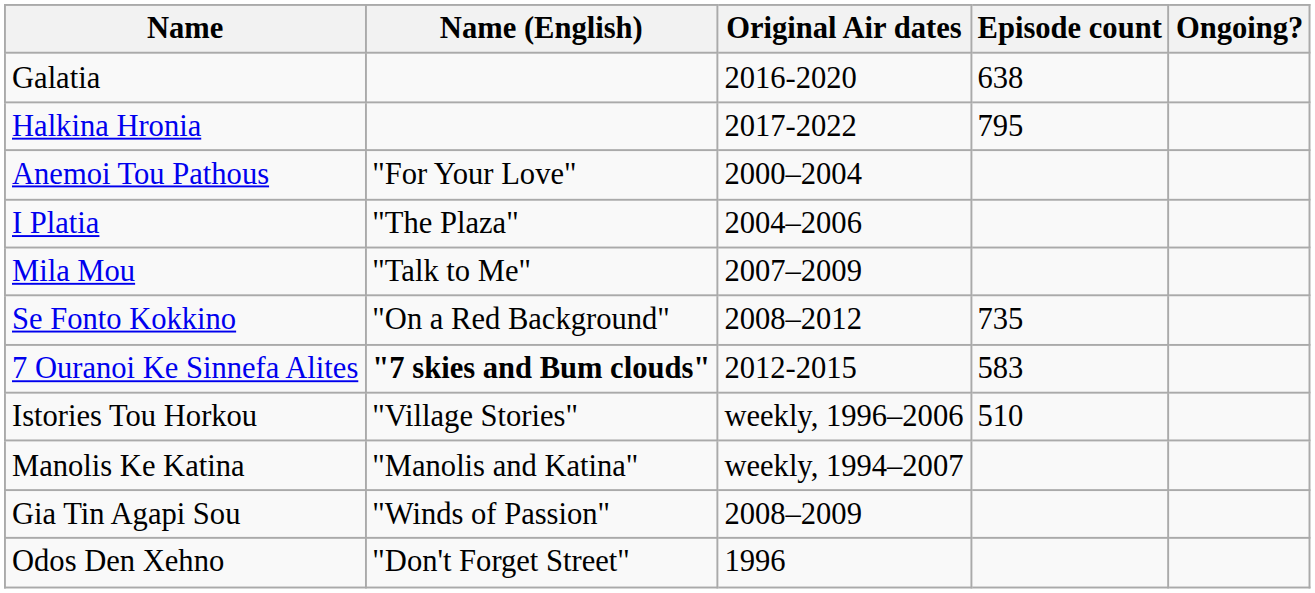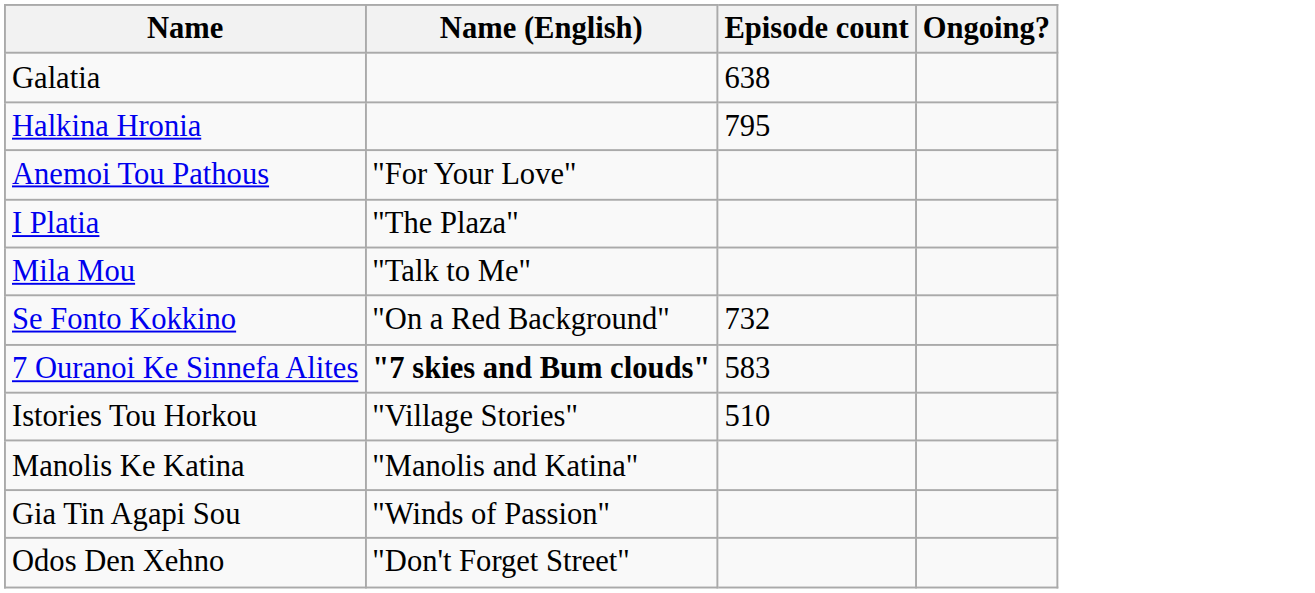- column: (844, 28)
(1000, 319) 735 -> (747, 319) 732
